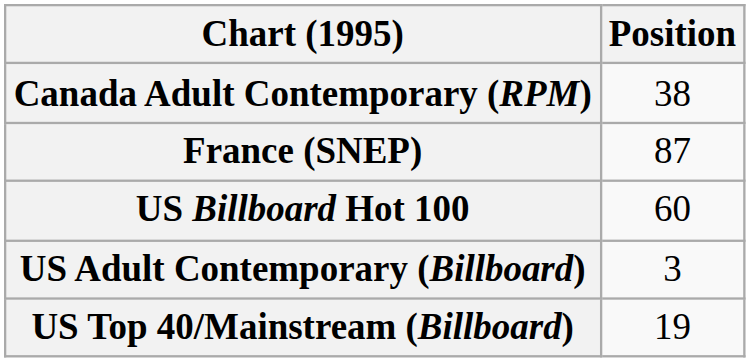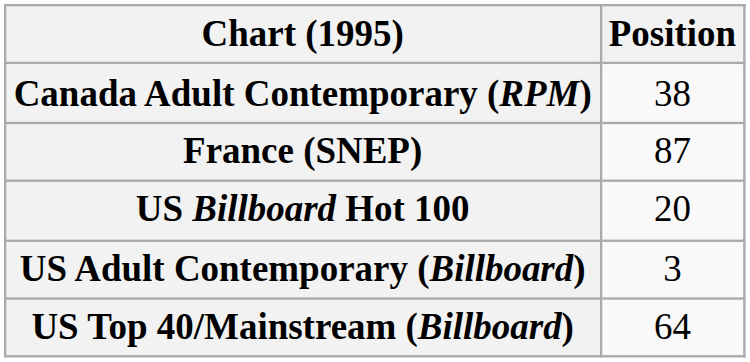(672, 209) 60 -> (672, 209) 20
(672, 326) 19 -> (672, 326) 64
